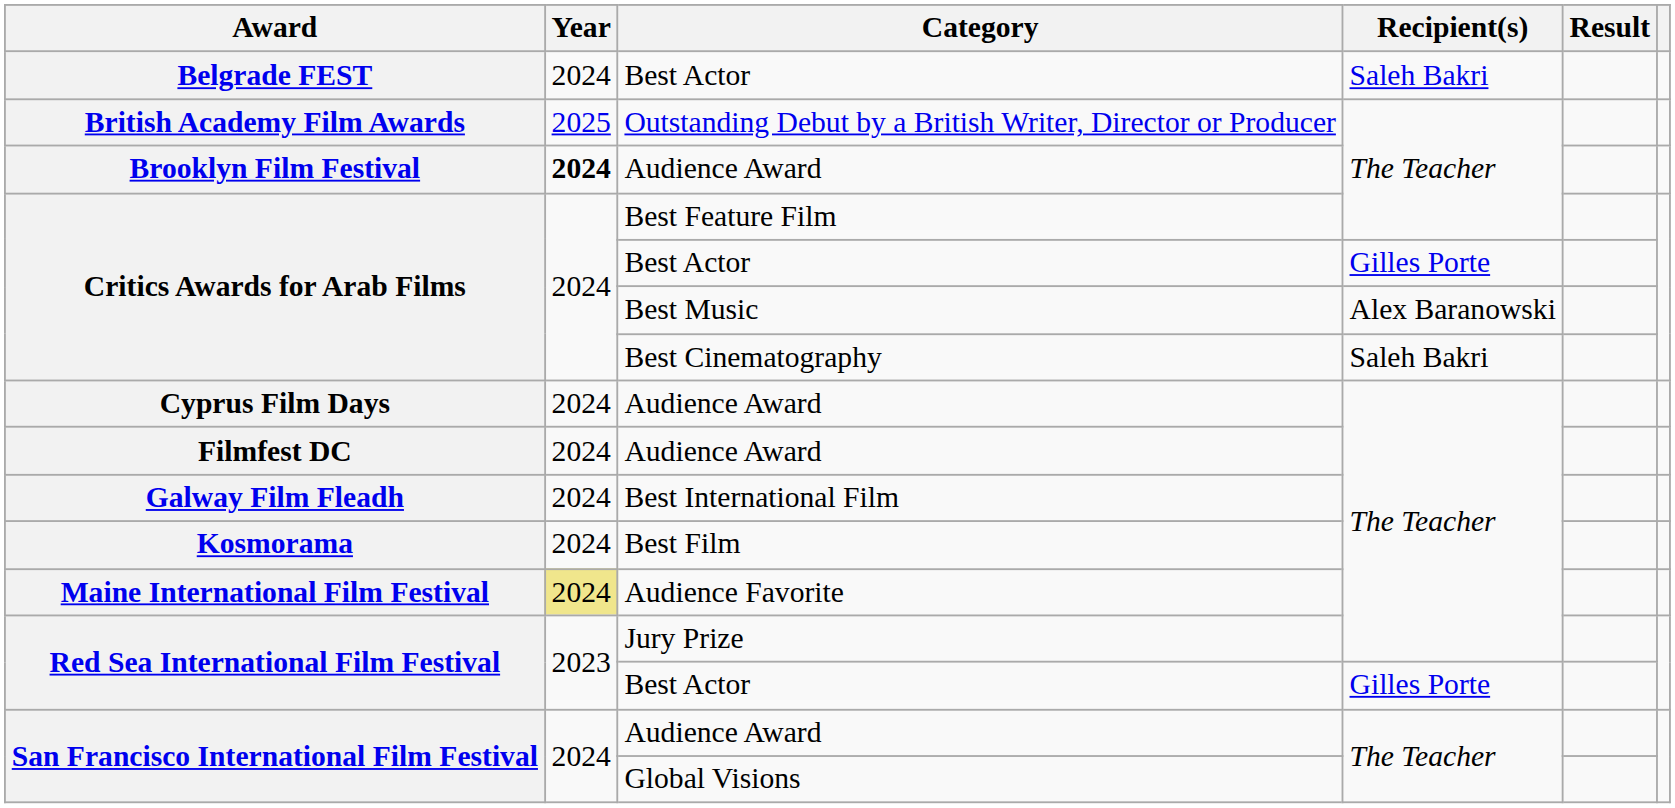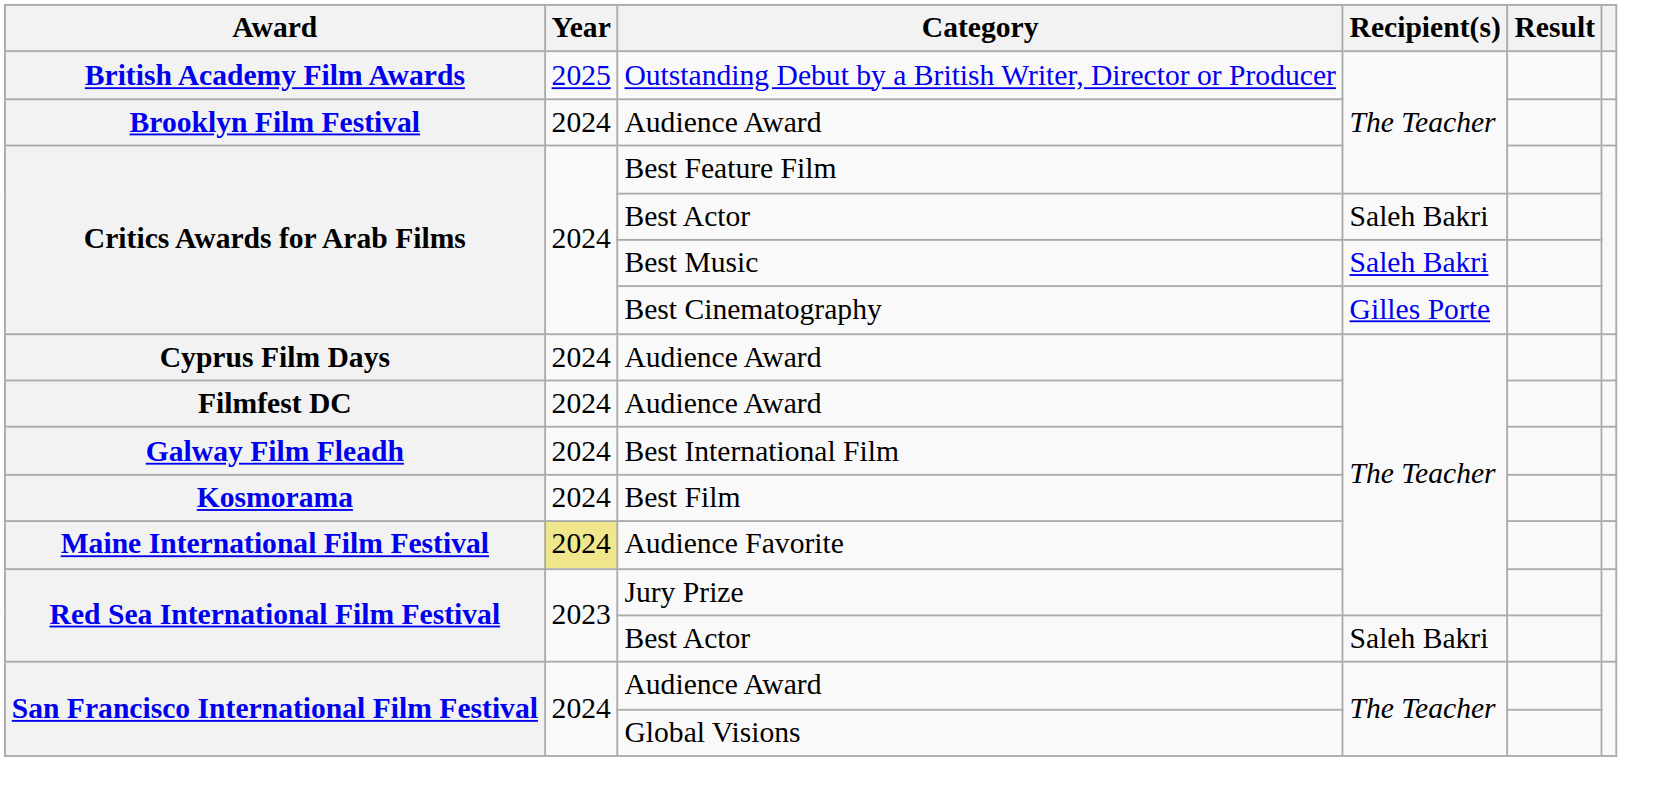- row: (275, 74)
(581, 168) bold -> (581, 121) normal
(1420, 262) Gilles Porte -> (1419, 215) Saleh Bakri
(1453, 309) Alex Baranowski -> (1419, 262) Saleh Bakri
(1419, 356) Saleh Bakri -> (1420, 309) Gilles Porte
(1420, 685) Gilles Porte -> (1419, 638) Saleh Bakri
